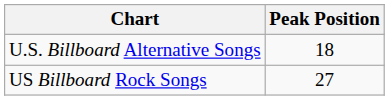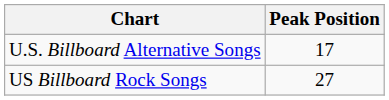(325, 49) 18 -> (325, 49) 17
